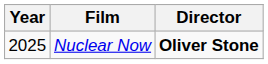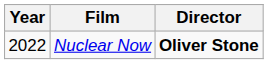(27, 44) 2025 -> (27, 44) 2022
